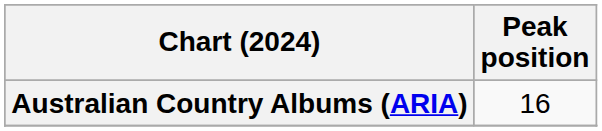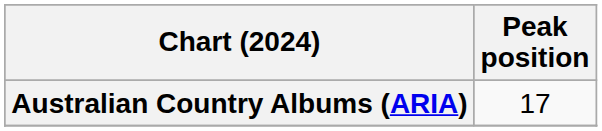(535, 102) 16 -> (535, 102) 17
